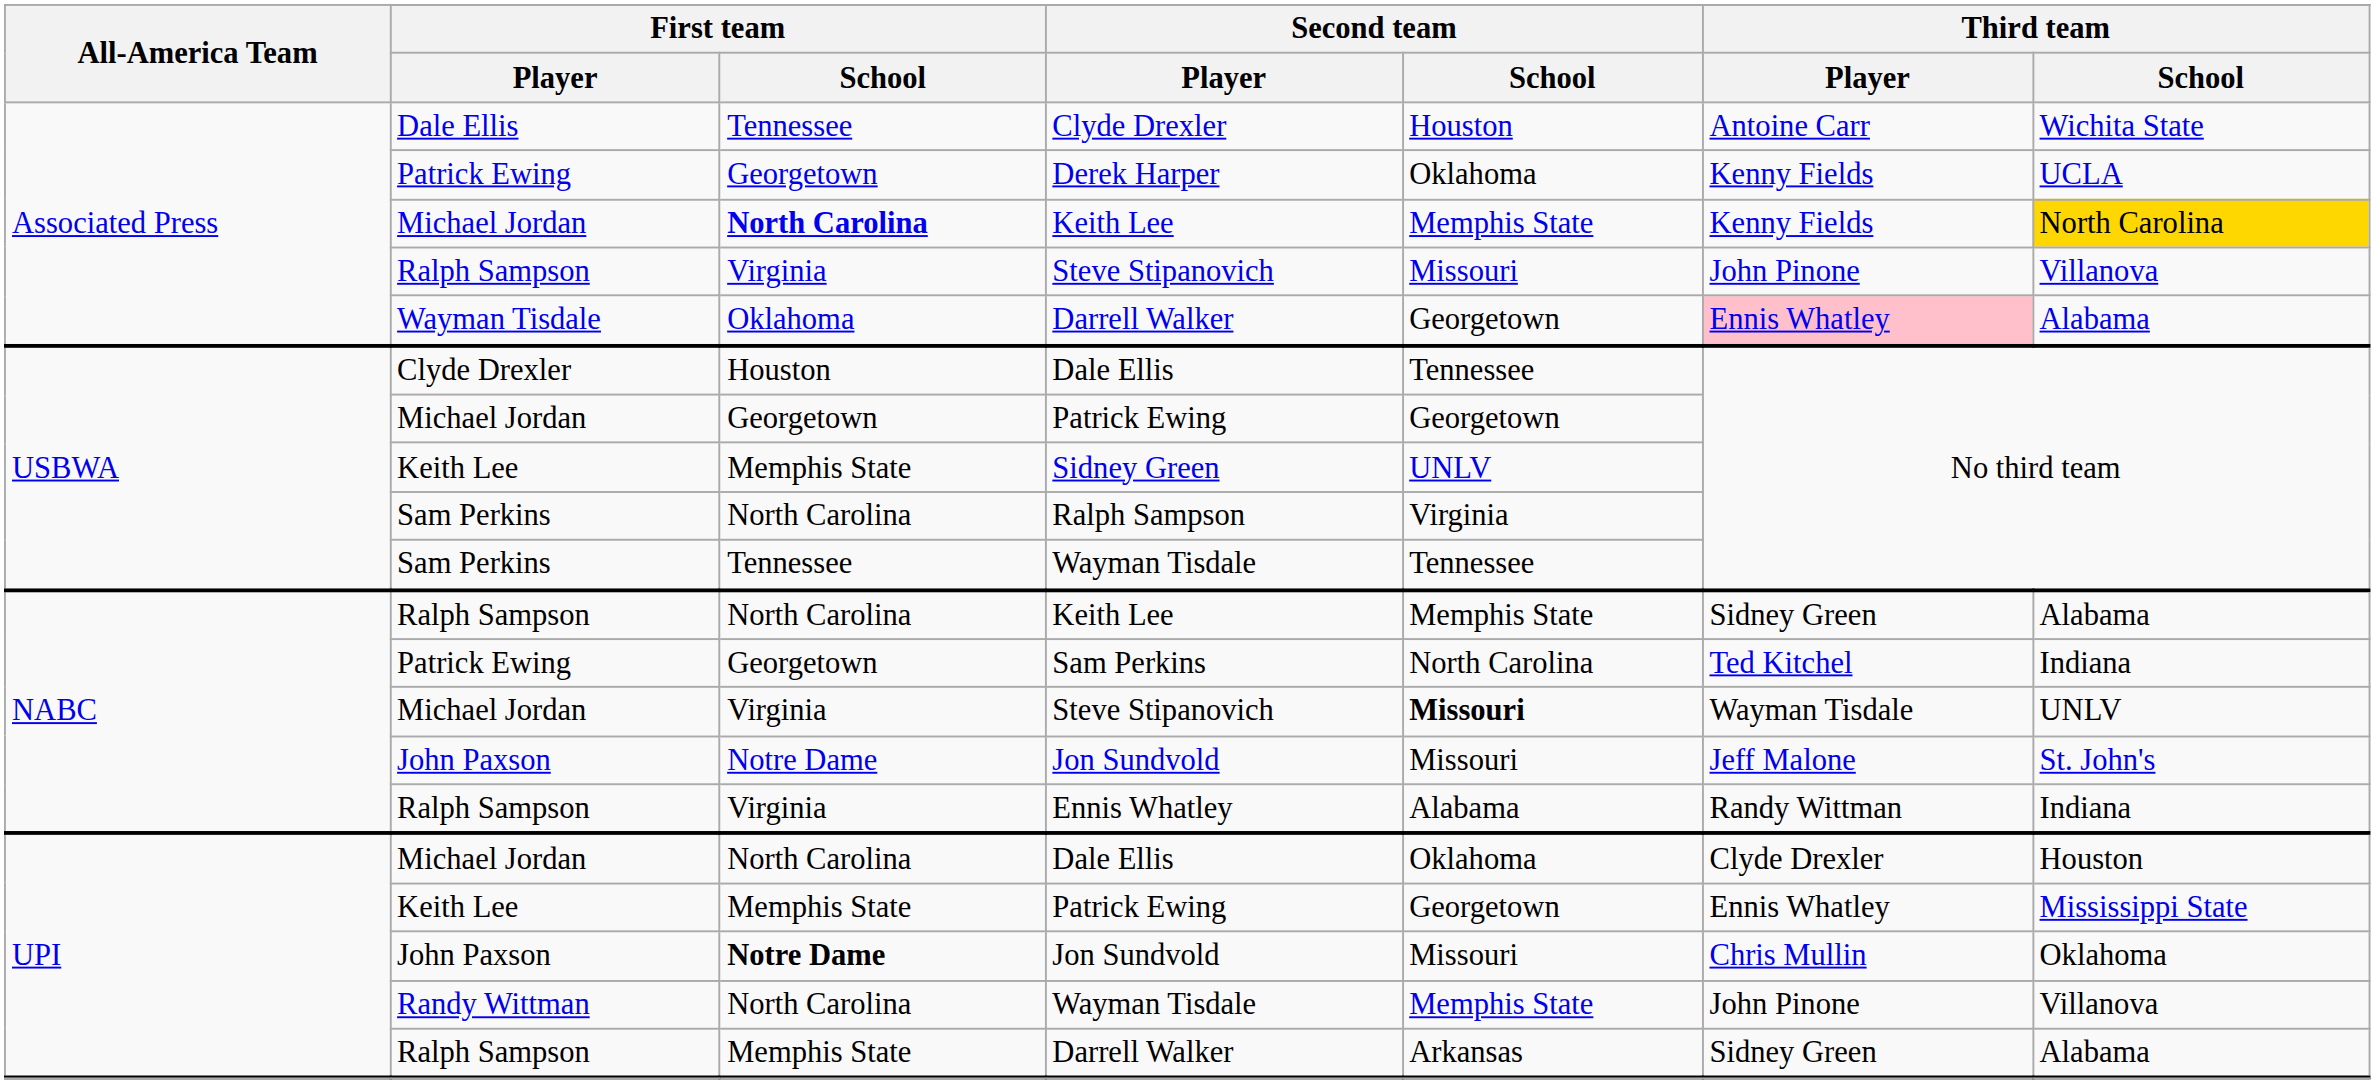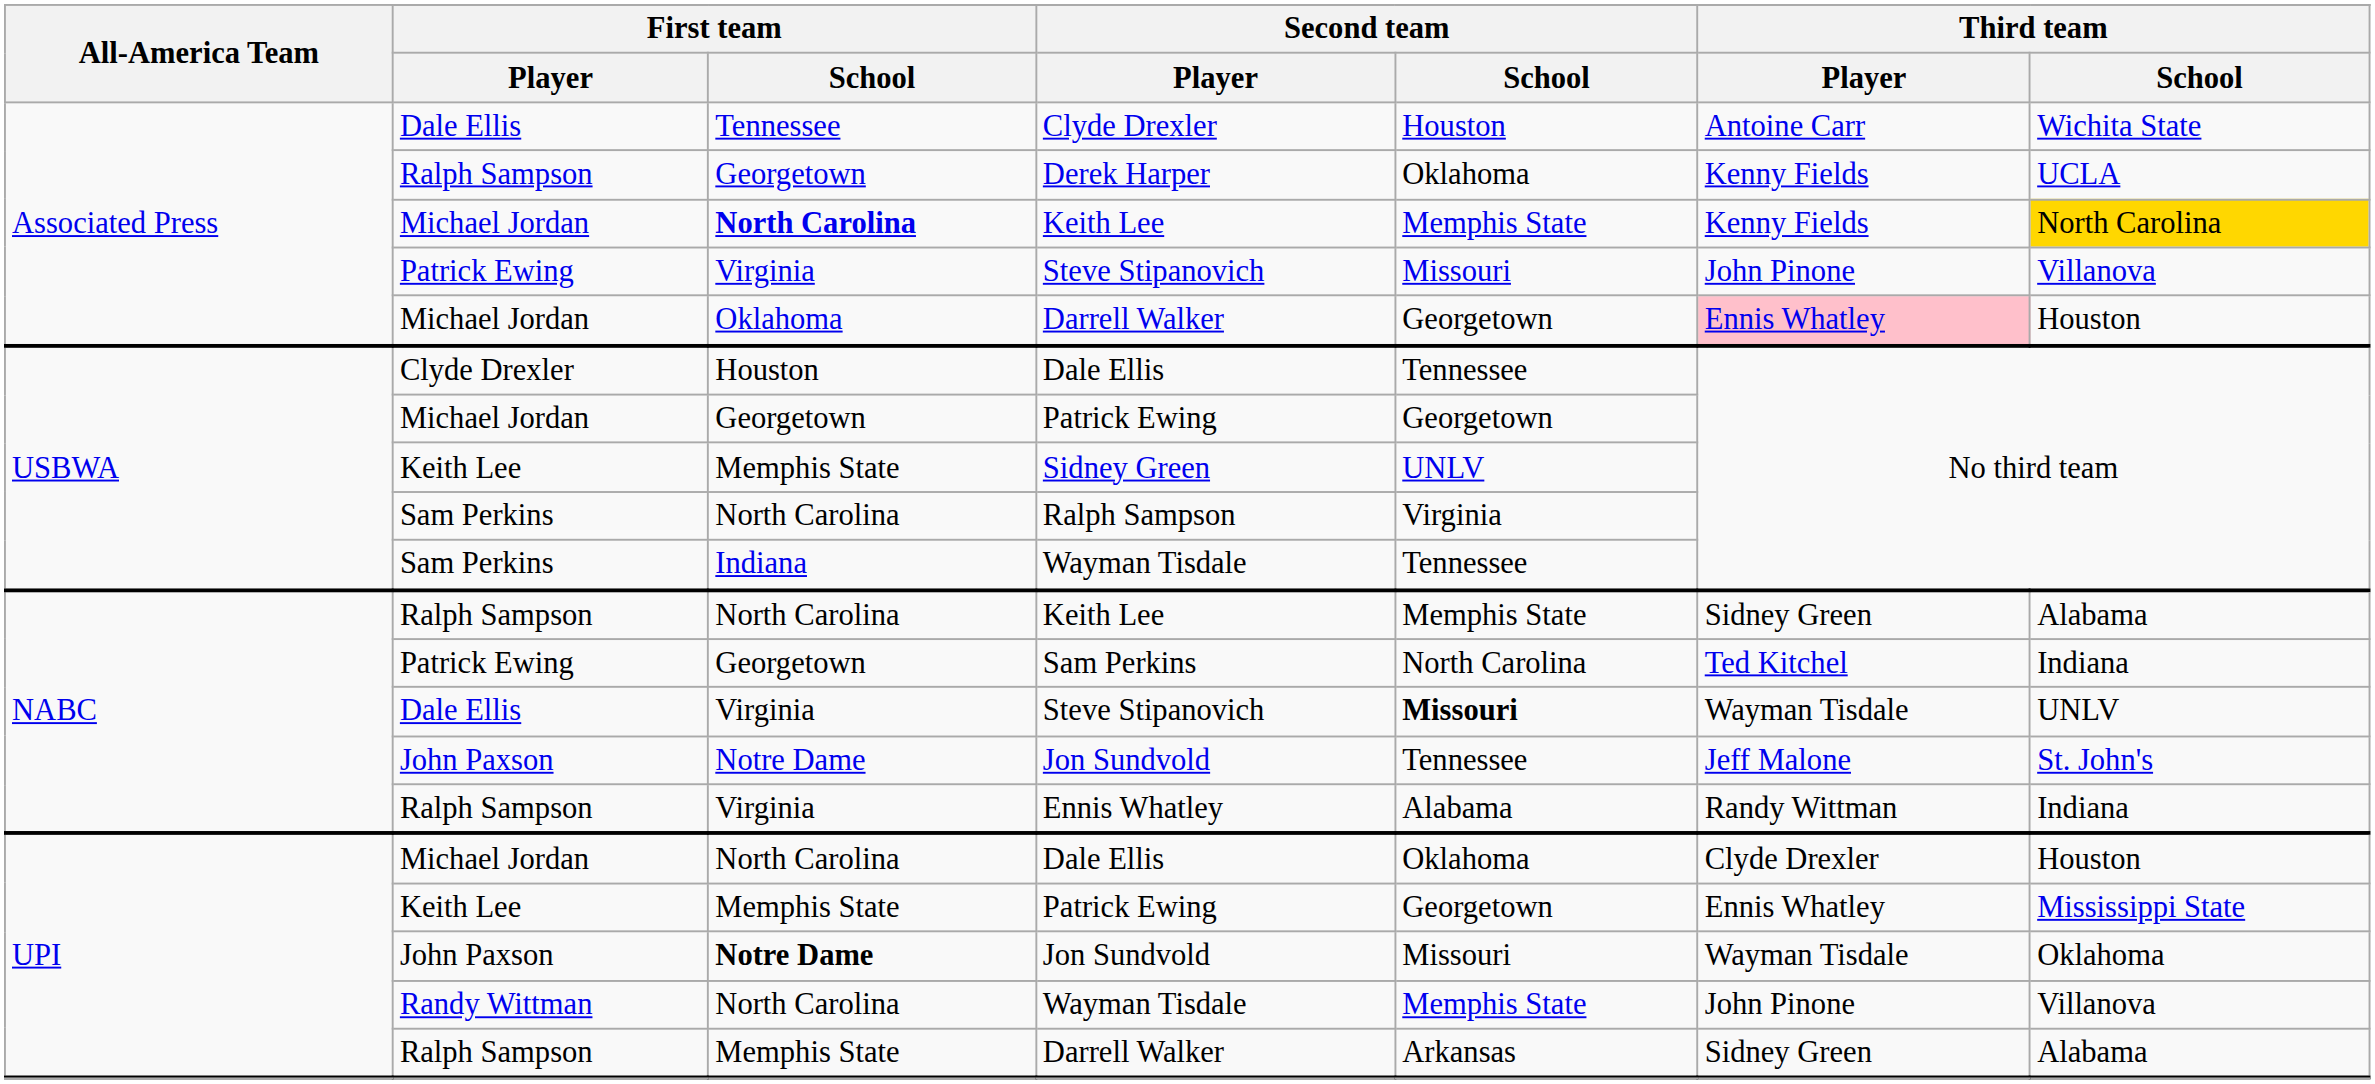(484, 174) Patrick Ewing -> (496, 174) Ralph Sampson
(493, 271) Ralph Sampson -> (487, 271) Patrick Ewing
(499, 319) Wayman Tisdale -> (494, 319) Michael Jordan
(2095, 319) Alabama -> (2089, 319) Houston
(790, 563) Tennessee -> (761, 563) Indiana
(492, 711) Michael Jordan -> (461, 711) Dale Ellis
(1464, 759) Missouri -> (1465, 759) Tennessee
(1788, 955) Chris Mullin -> (1807, 955) Wayman Tisdale
